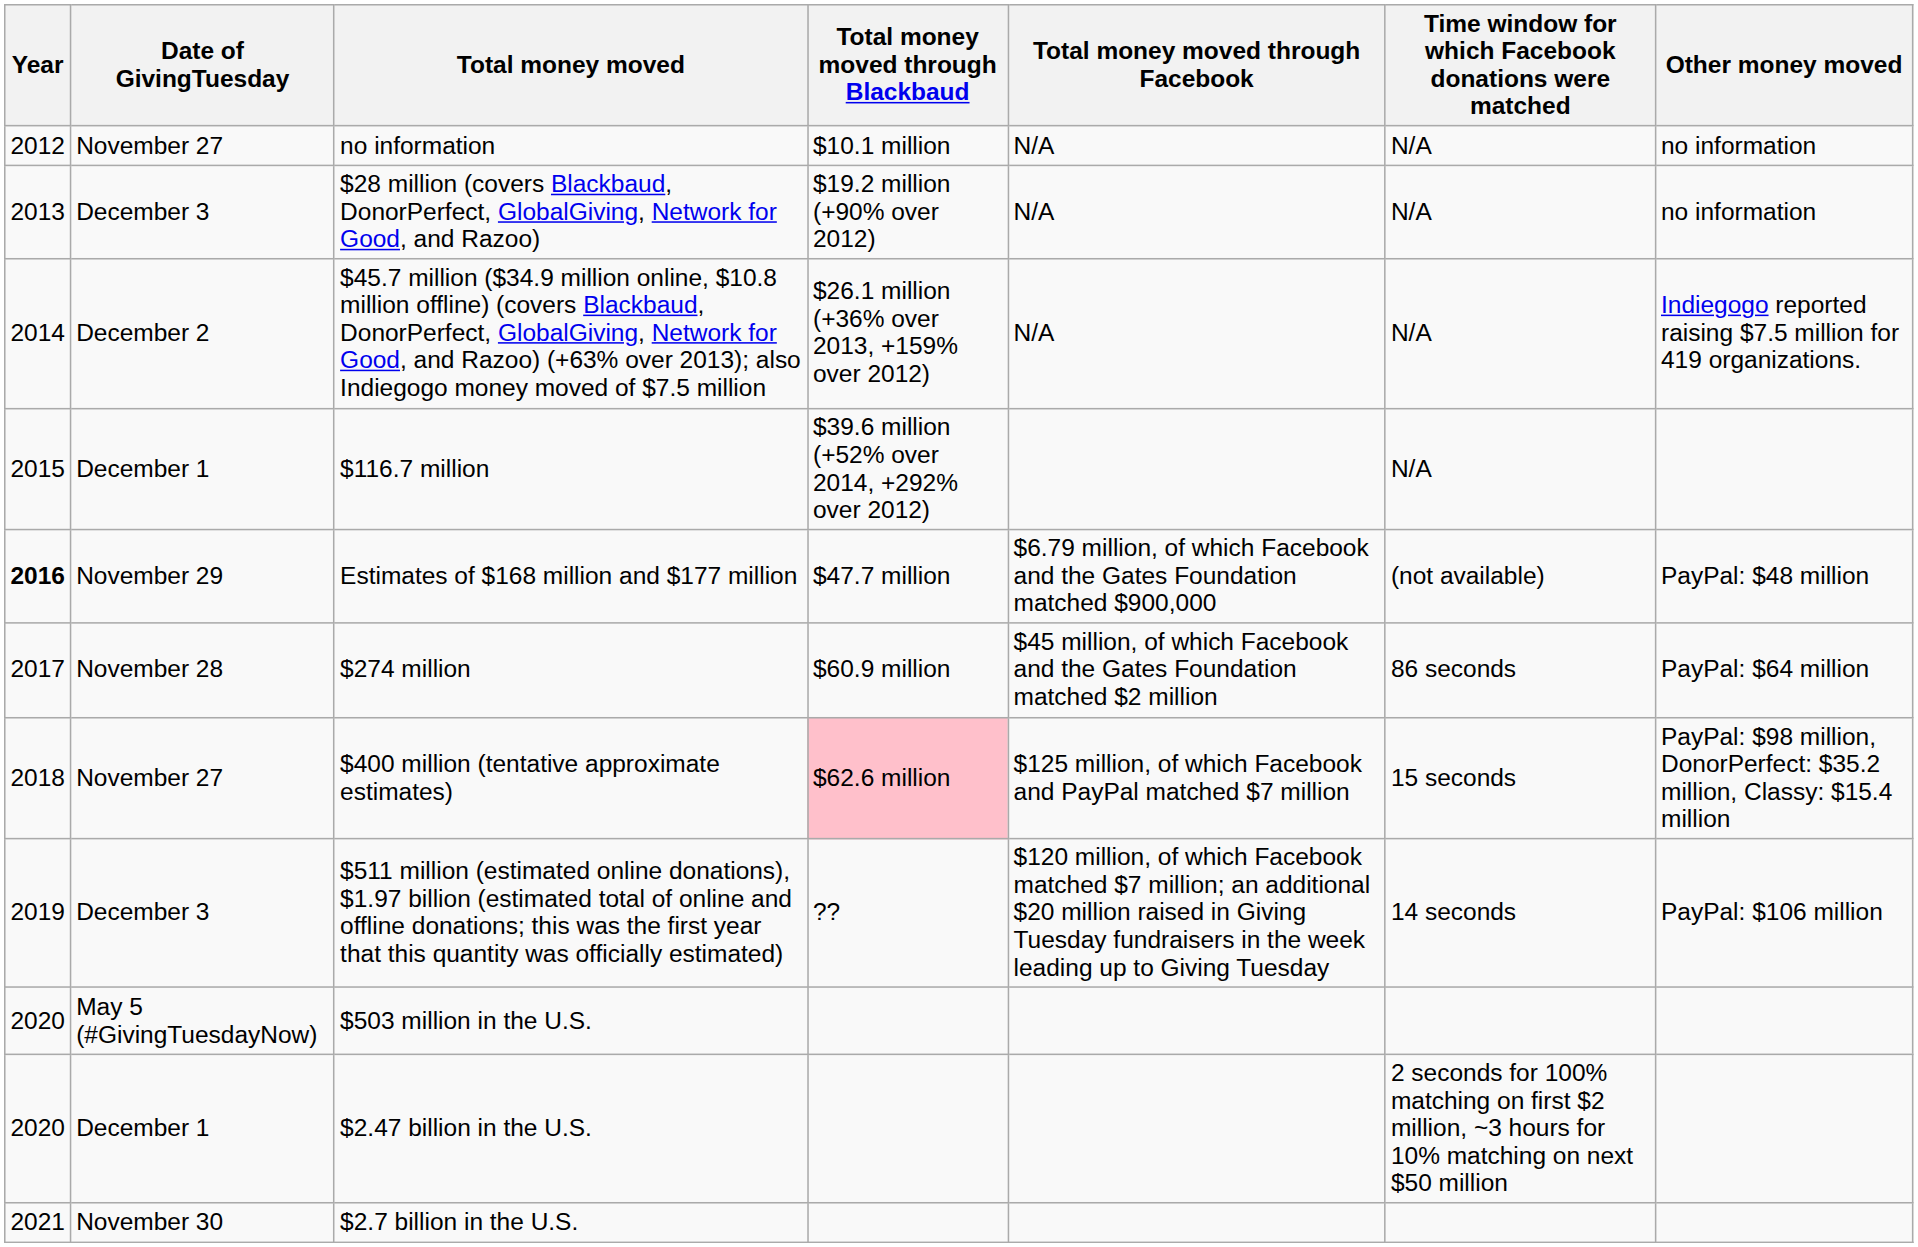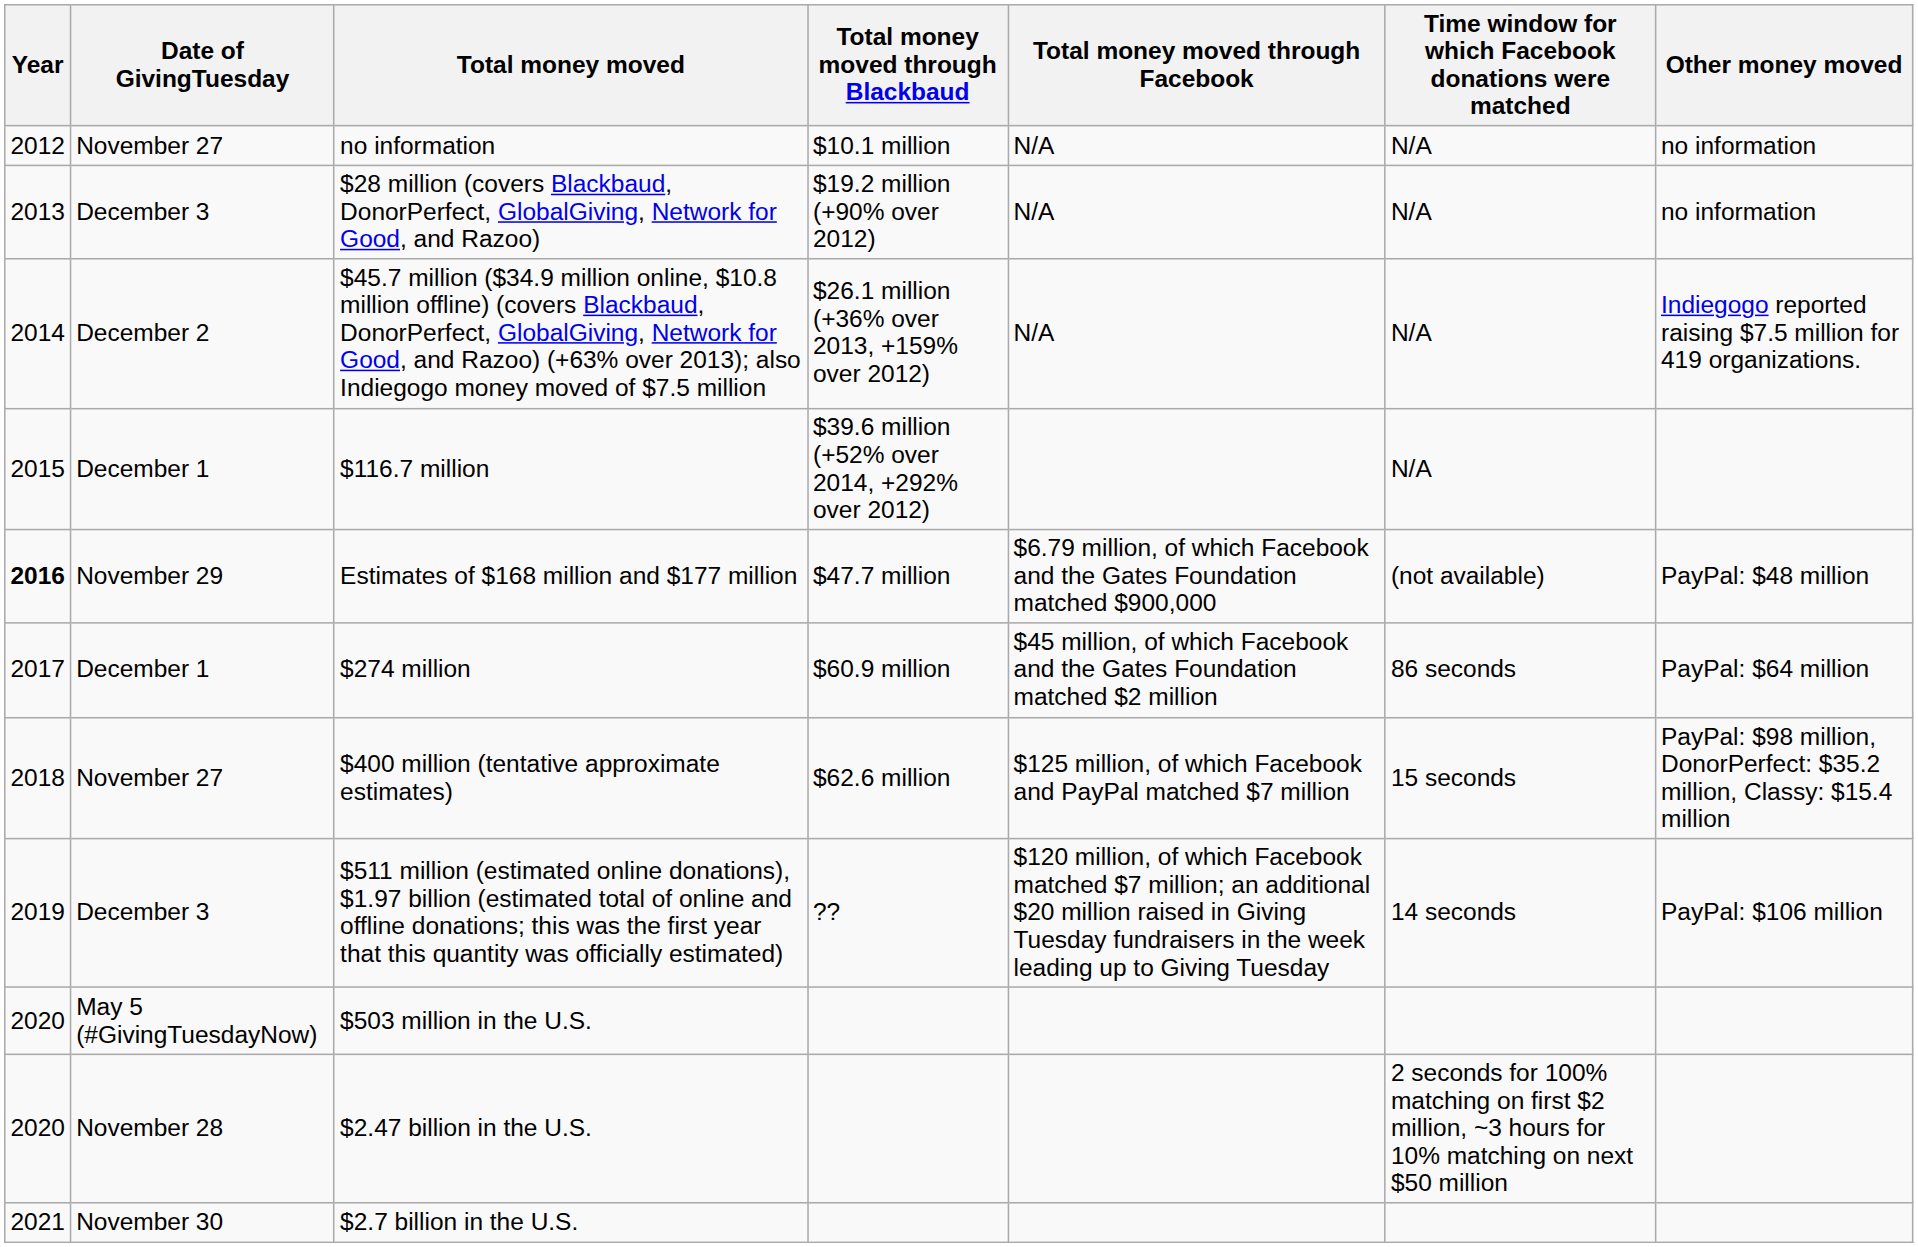(150, 669) November 28 -> (143, 669) December 1
(882, 777) pink background -> (882, 777) no background
(143, 1128) December 1 -> (150, 1128) November 28
